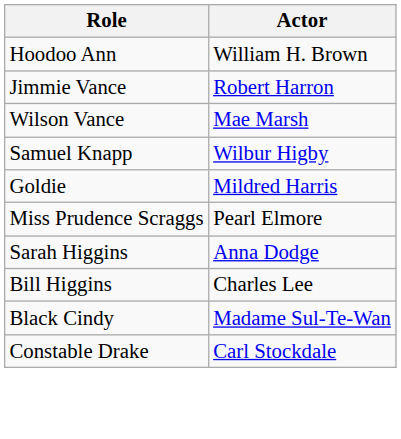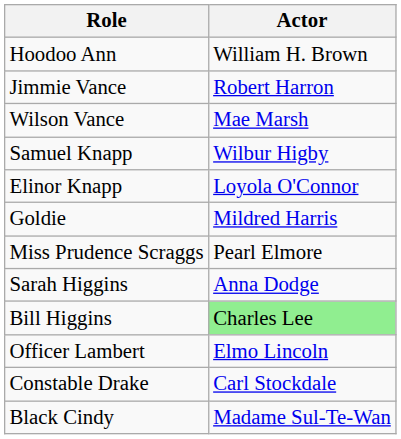+ row: (66, 185)
(263, 284) no background -> (263, 317) lightgreen background
+ row: (77, 350)
rows swapped: (79, 350) <-> (62, 317)
